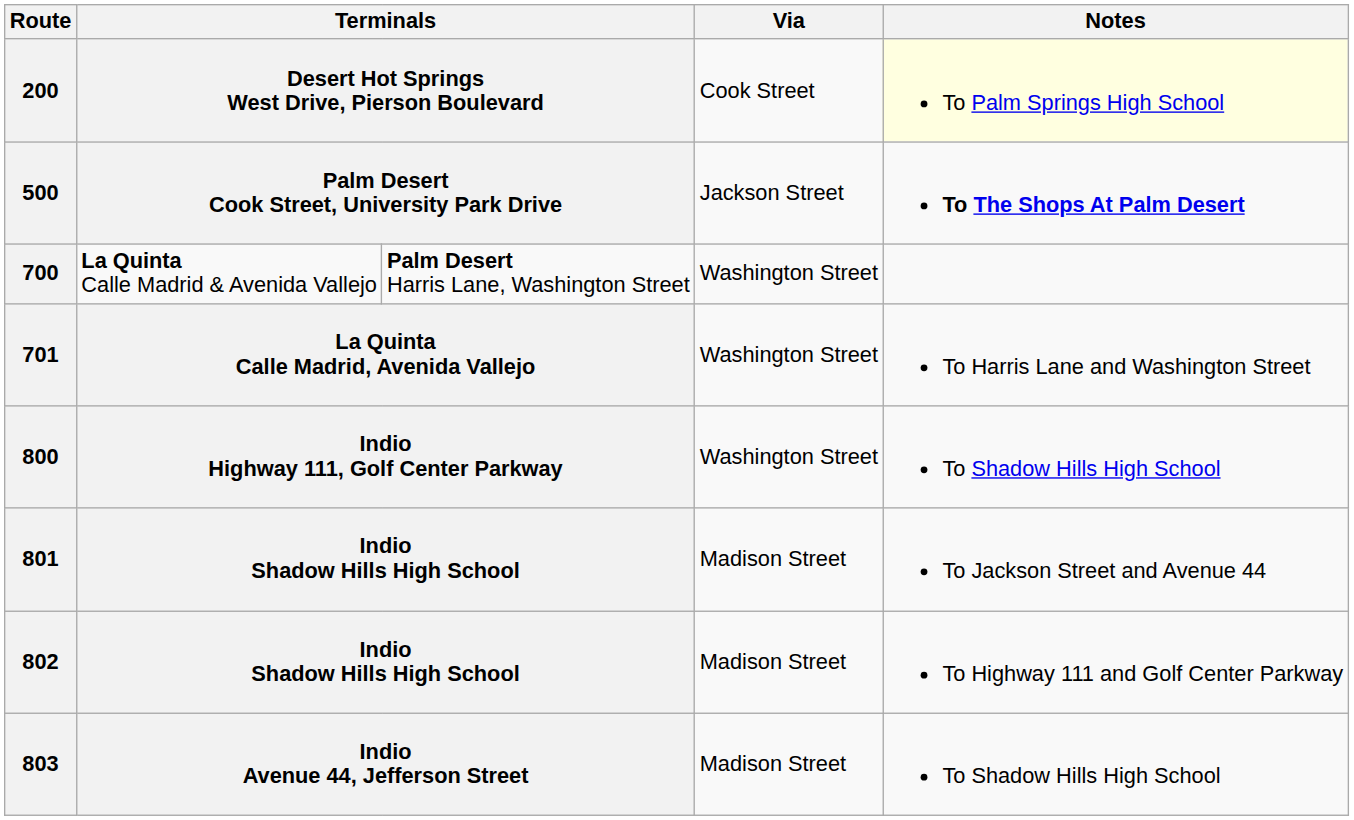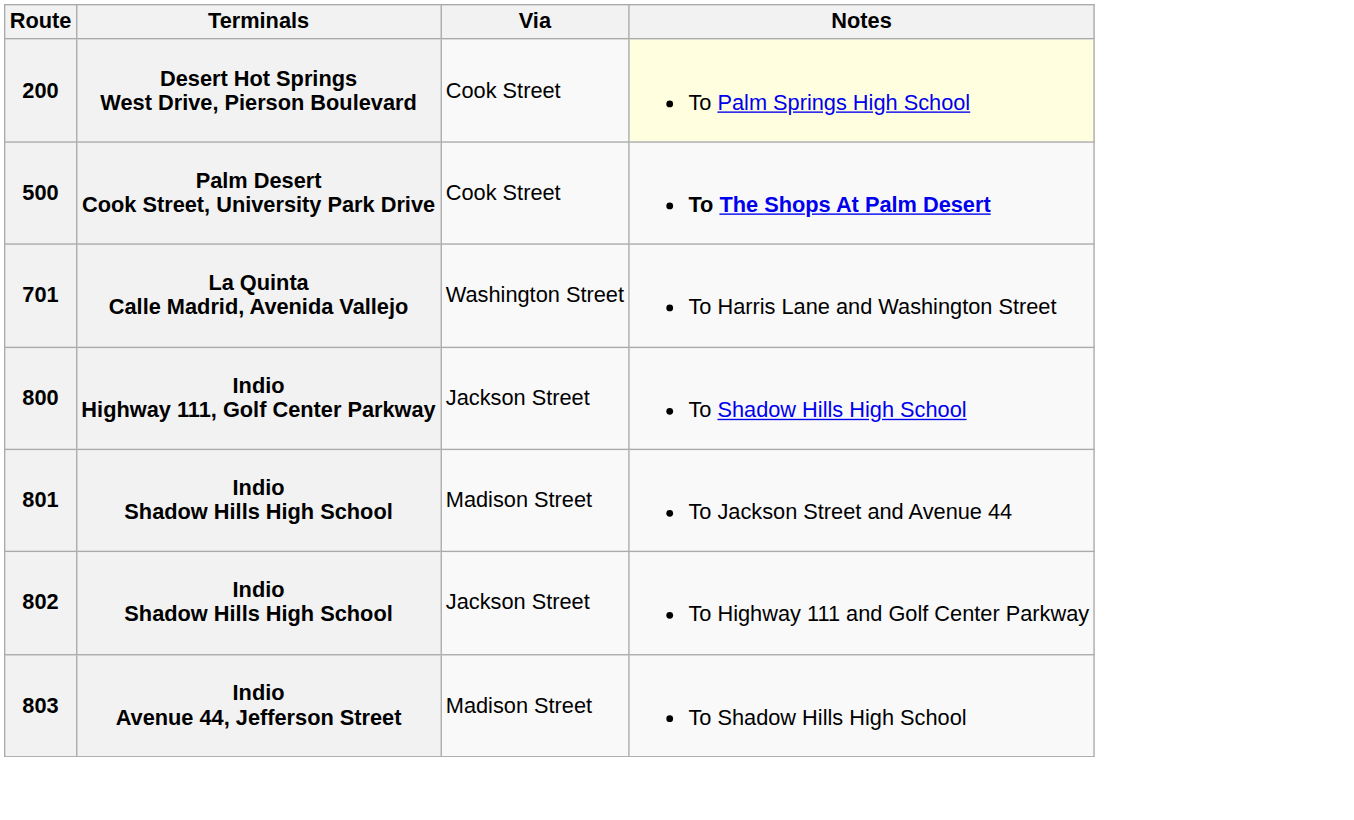(772, 192) Jackson Street -> (503, 192) Cook Street
- row: (41, 273)
(789, 456) Washington Street -> (518, 397) Jackson Street
(773, 661) Madison Street -> (518, 602) Jackson Street
